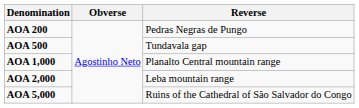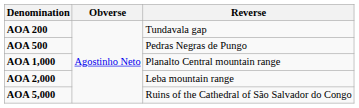(196, 29) Pedras Negras de Pungo -> (176, 29) Tundavala gap
(176, 45) Tundavala gap -> (196, 45) Pedras Negras de Pungo
